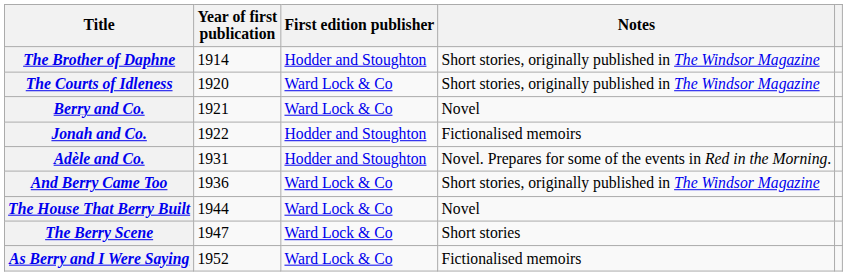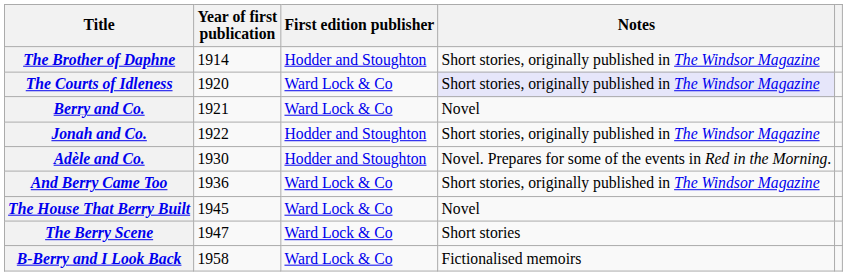(631, 84) no background -> (631, 84) lavender background
(511, 134) Fictionalised memoirs -> (631, 134) Short stories, originally published in The Windsor Magazine
(213, 158) 1931 -> (213, 158) 1930
(213, 208) 1944 -> (213, 208) 1945
- row: (99, 258)
+ row: (99, 258)
